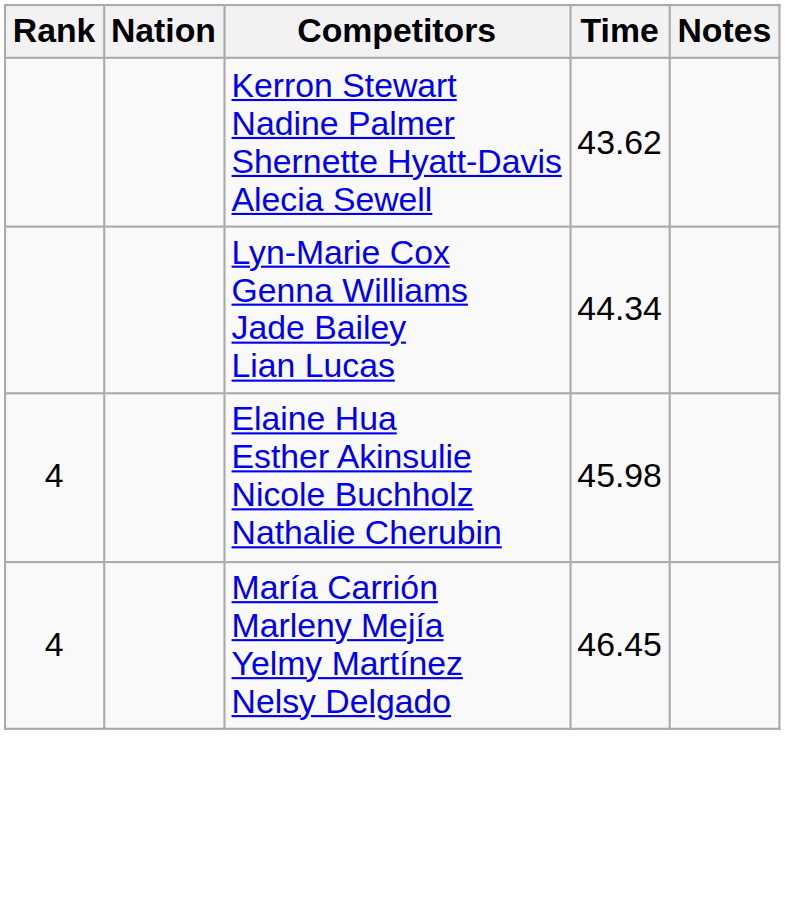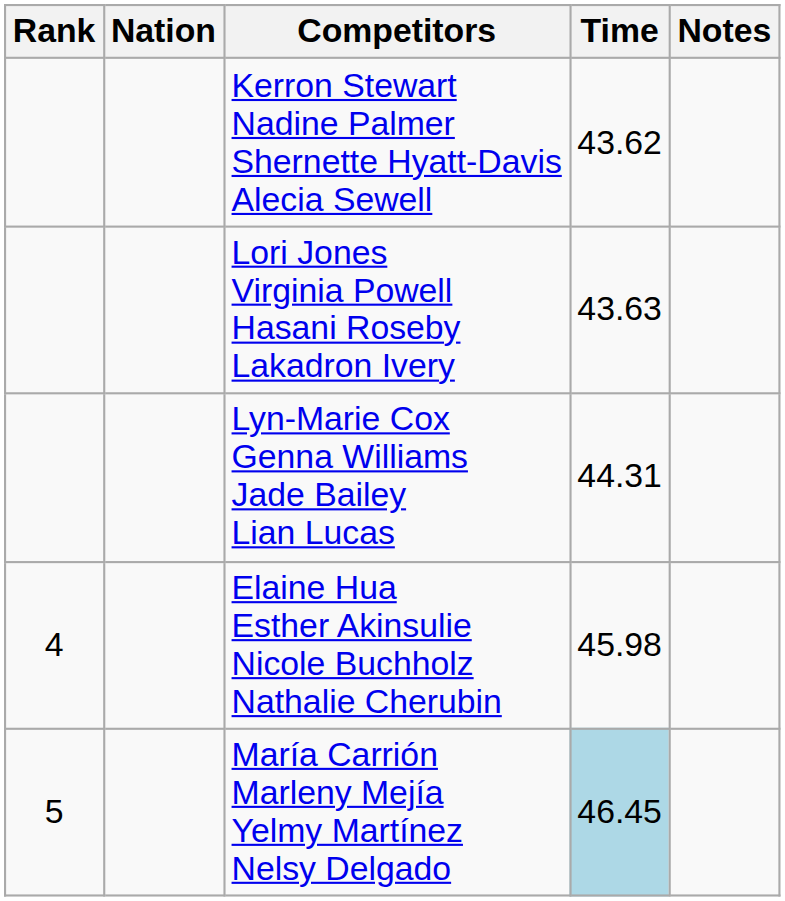+ row: (346, 309)
(620, 309) 44.34 -> (620, 476) 44.31
(54, 644) 4 -> (54, 811) 5
(620, 644) no background -> (620, 811) lightblue background
